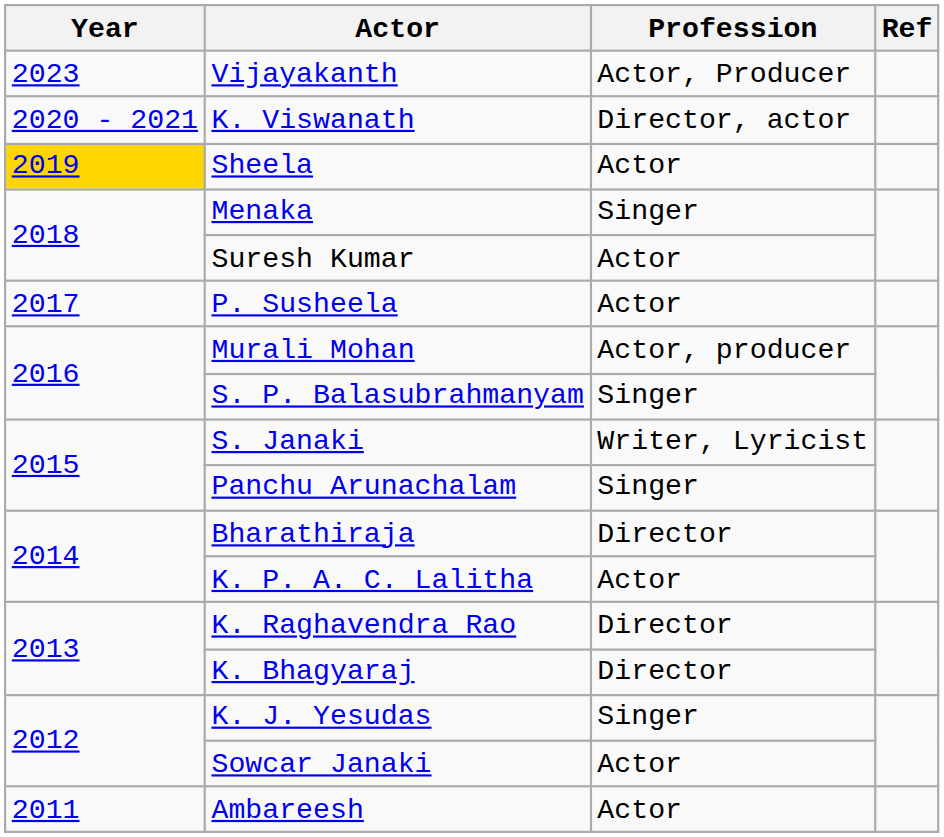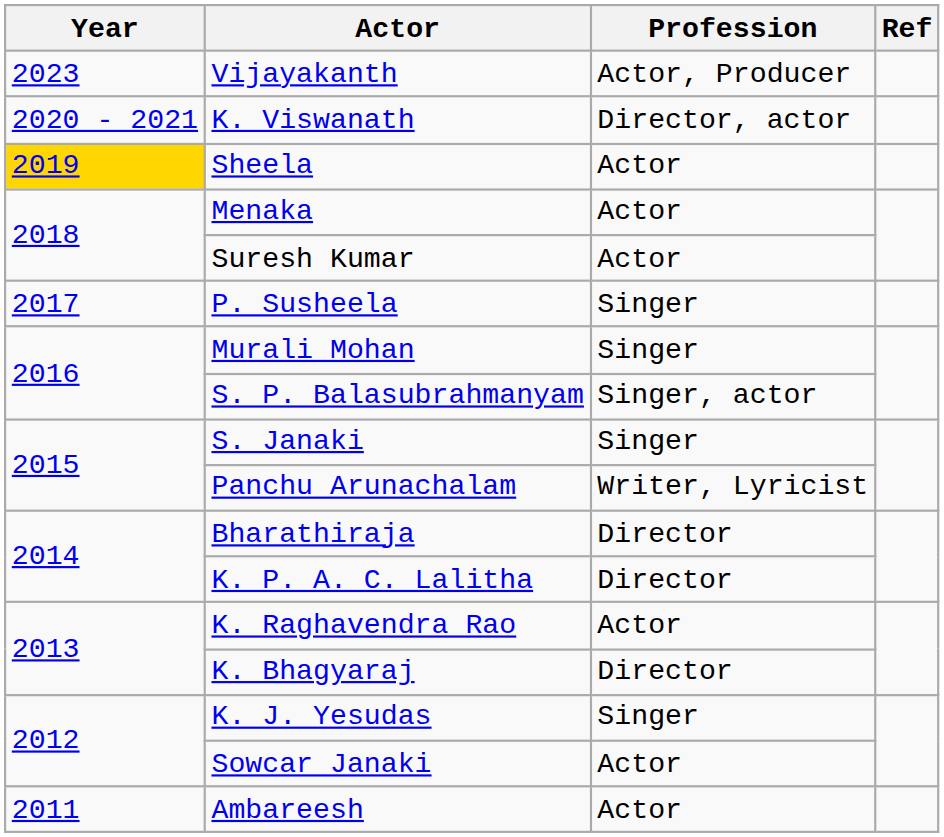(648, 212) Singer -> (640, 212) Actor
(640, 304) Actor -> (648, 304) Singer
(724, 350) Actor, producer -> (648, 350) Singer
(648, 396) Singer -> (707, 396) Singer, actor
(733, 442) Writer, Lyricist -> (648, 442) Singer
(648, 488) Singer -> (733, 488) Writer, Lyricist
(640, 580) Actor -> (665, 580) Director
(665, 626) Director -> (640, 626) Actor
